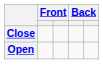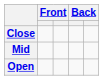+ row: (21, 50)
